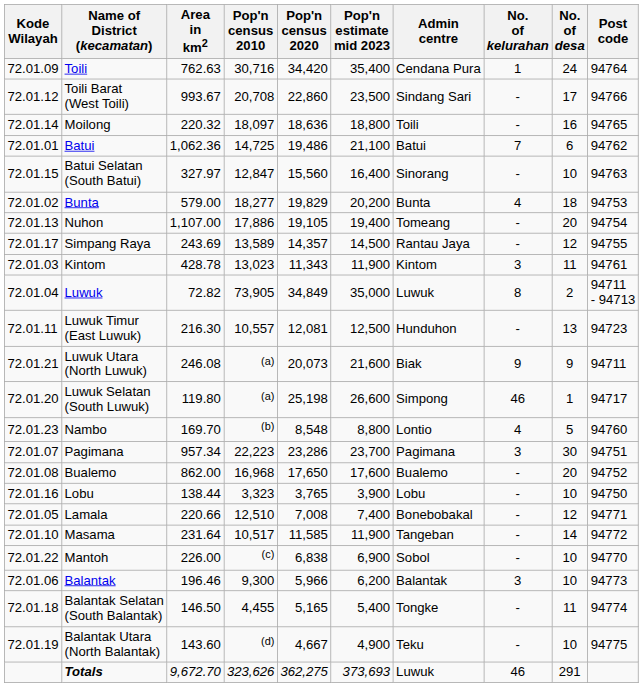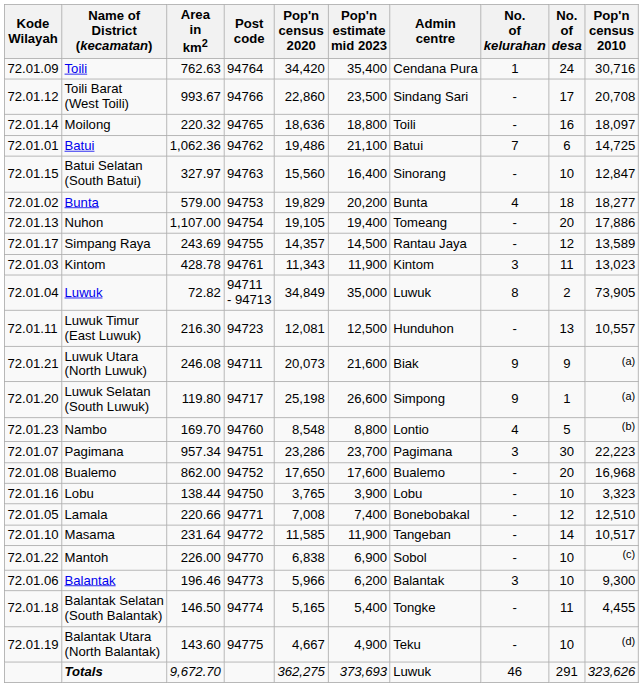columns swapped: (251, 31) <-> (613, 31)
(518, 399) 46 -> (515, 399) 9
